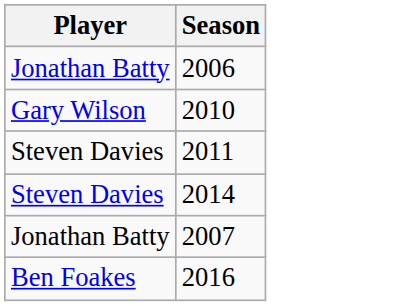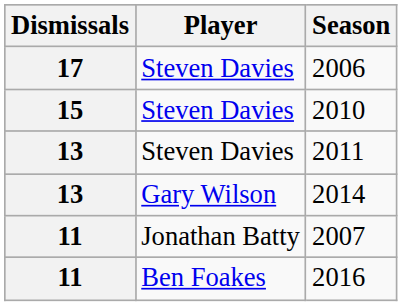+ column: (70, 25)
(90, 67) Jonathan Batty -> (218, 67) Steven Davies
(78, 109) Gary Wilson -> (218, 109) Steven Davies
(87, 194) Steven Davies -> (209, 194) Gary Wilson
